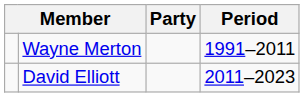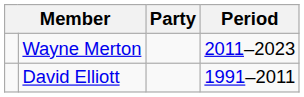(250, 48) 1991–2011 -> (250, 48) 2011–2023
(250, 77) 2011–2023 -> (250, 77) 1991–2011
